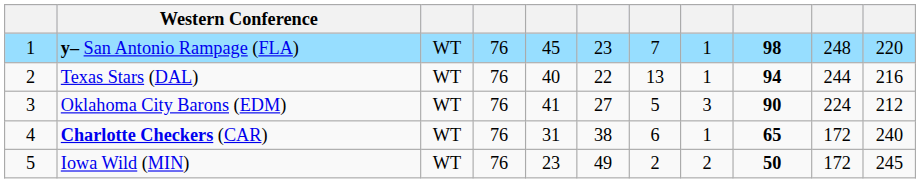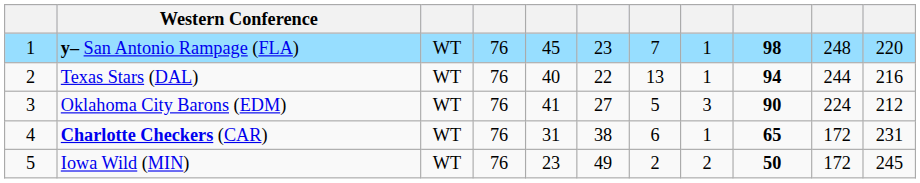(889, 134) 240 -> (889, 134) 231
